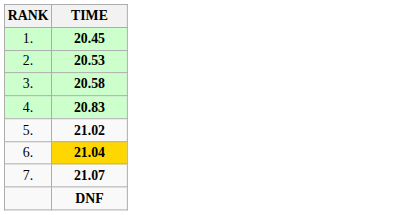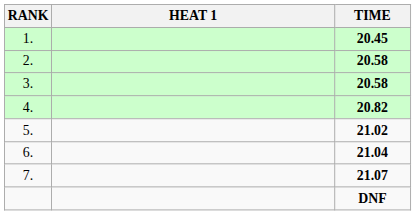+ column: (193, 16)
(89, 61) 20.53 -> (372, 61) 20.58
(89, 107) 20.83 -> (372, 107) 20.82
(89, 153) gold background -> (372, 153) no background
